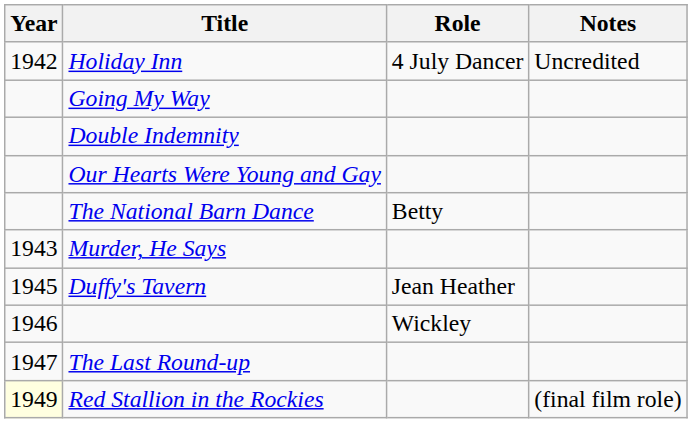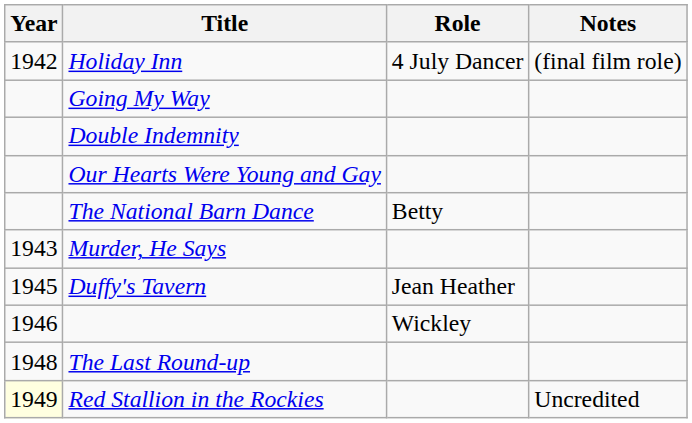(587, 60) Uncredited -> (608, 60) (final film role)
(34, 361) 1947 -> (34, 361) 1948
(608, 398) (final film role) -> (587, 398) Uncredited
